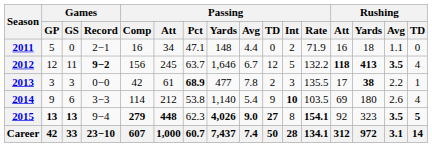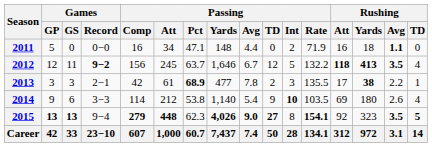(101, 47) 2−1 -> (101, 47) 0−0
(396, 47) normal -> (396, 47) bold
(101, 82) 0−0 -> (101, 82) 2−1
